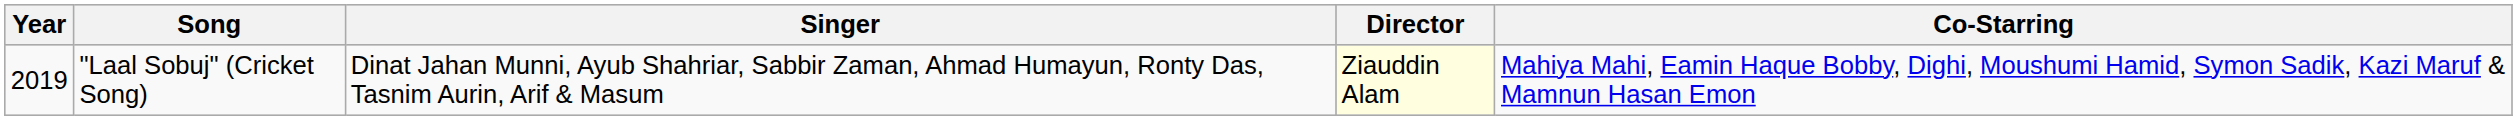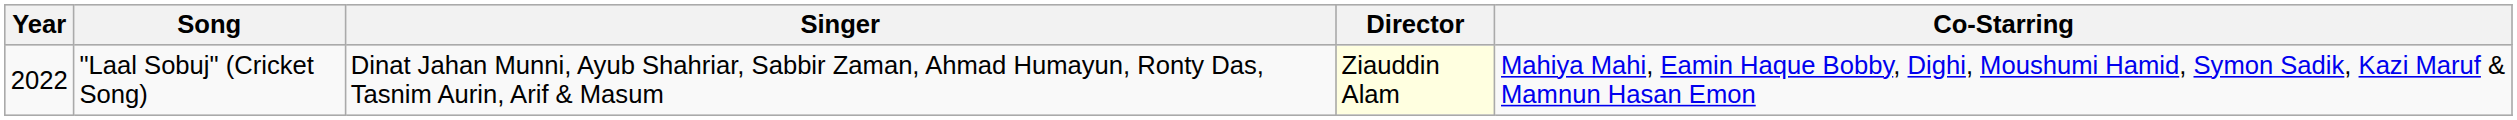(39, 79) 2019 -> (39, 79) 2022
